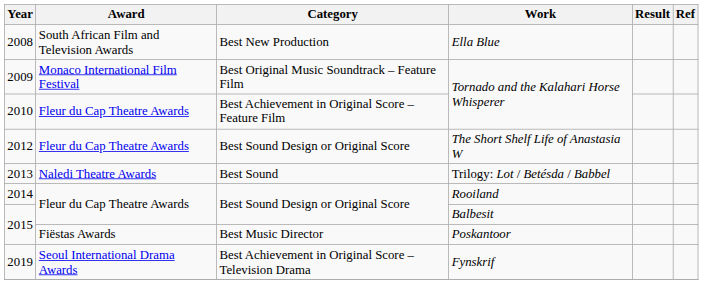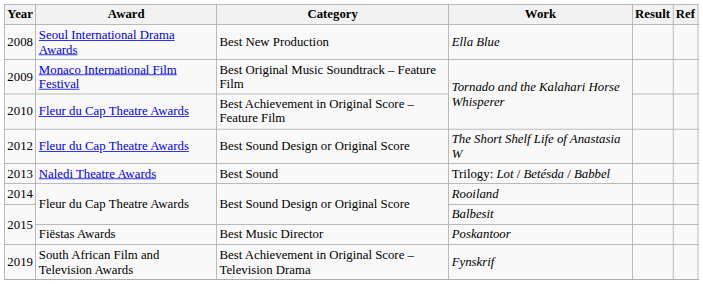(99, 42) South African Film and Television Awards -> (107, 42) Seoul International Drama Awards
(107, 262) Seoul International Drama Awards -> (99, 262) South African Film and Television Awards
